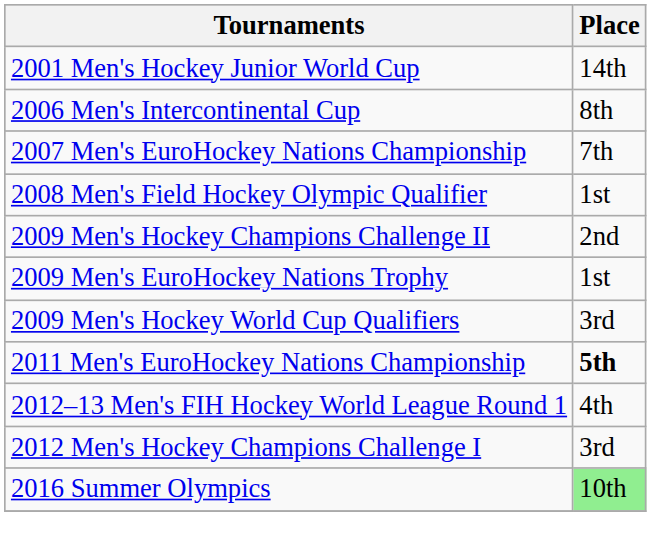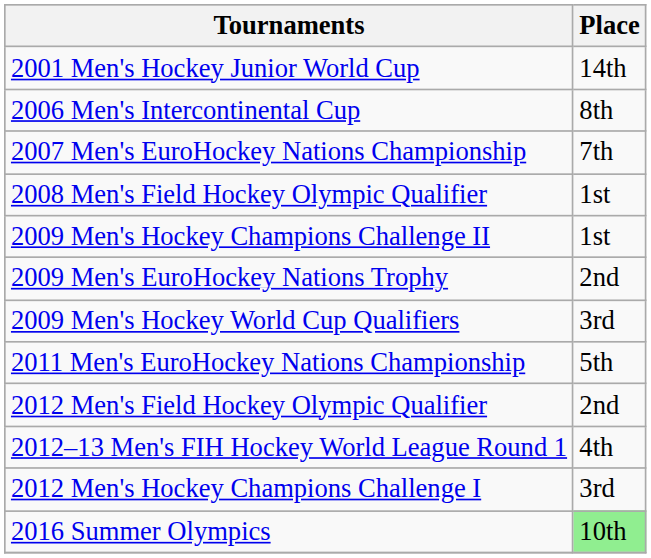(599, 236) 2nd -> (595, 236) 1st
(595, 278) 1st -> (599, 278) 2nd
(598, 362) bold -> (596, 362) normal
+ row: (249, 404)
